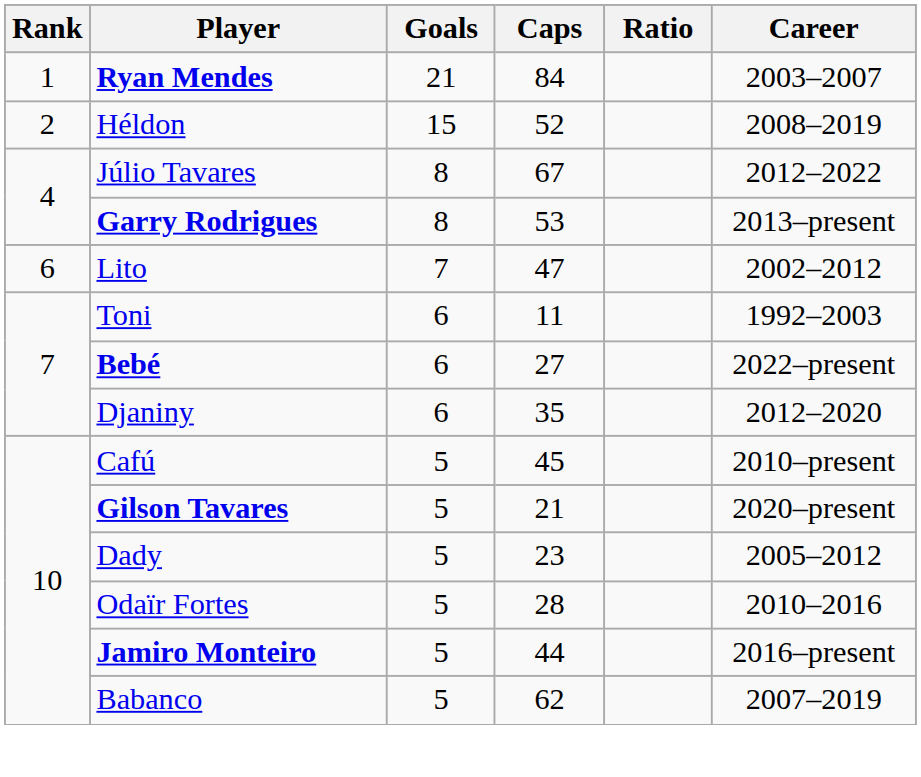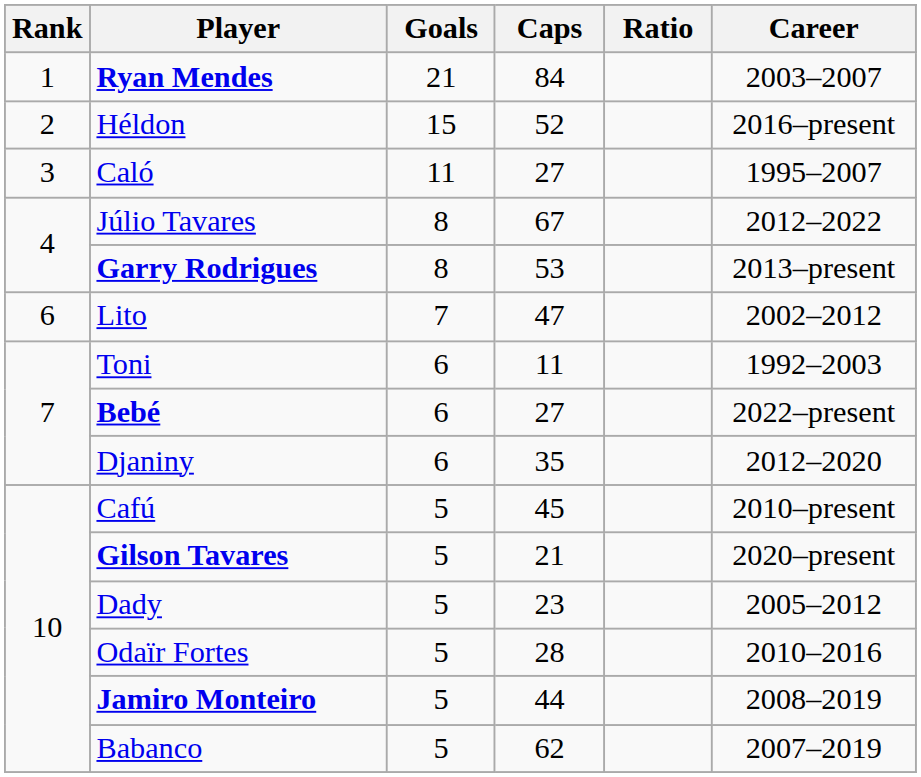(814, 124) 2008–2019 -> (814, 124) 2016–present
+ row: (125, 172)
(814, 651) 2016–present -> (814, 699) 2008–2019
